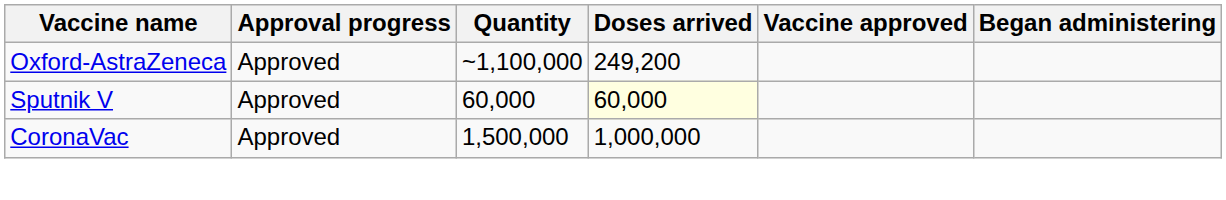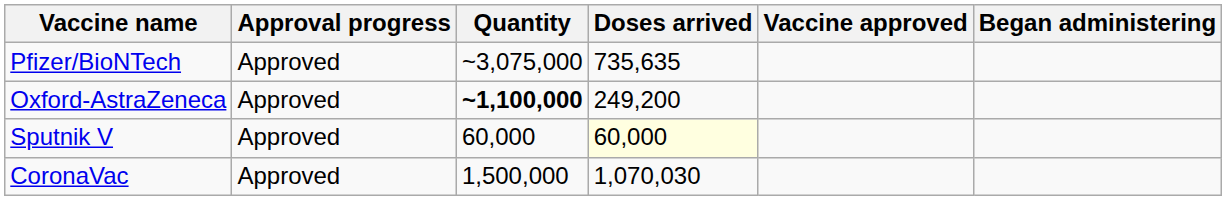+ row: (96, 61)
(522, 61) normal -> (522, 99) bold
(647, 137) 1,000,000 -> (647, 175) 1,070,030
